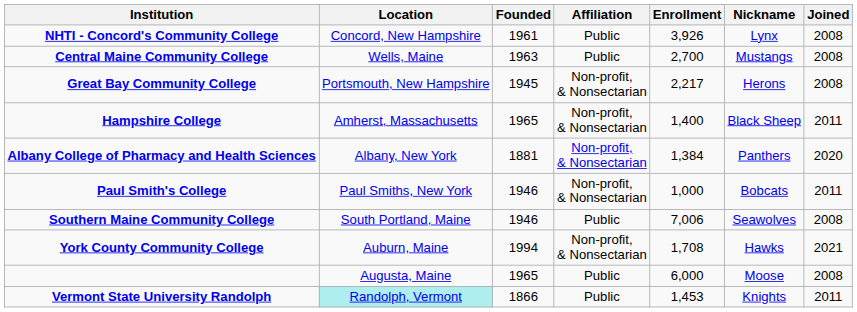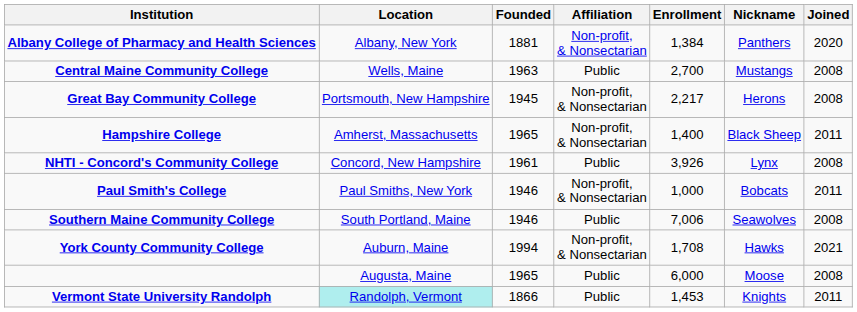rows swapped: (162, 155) <-> (162, 35)
